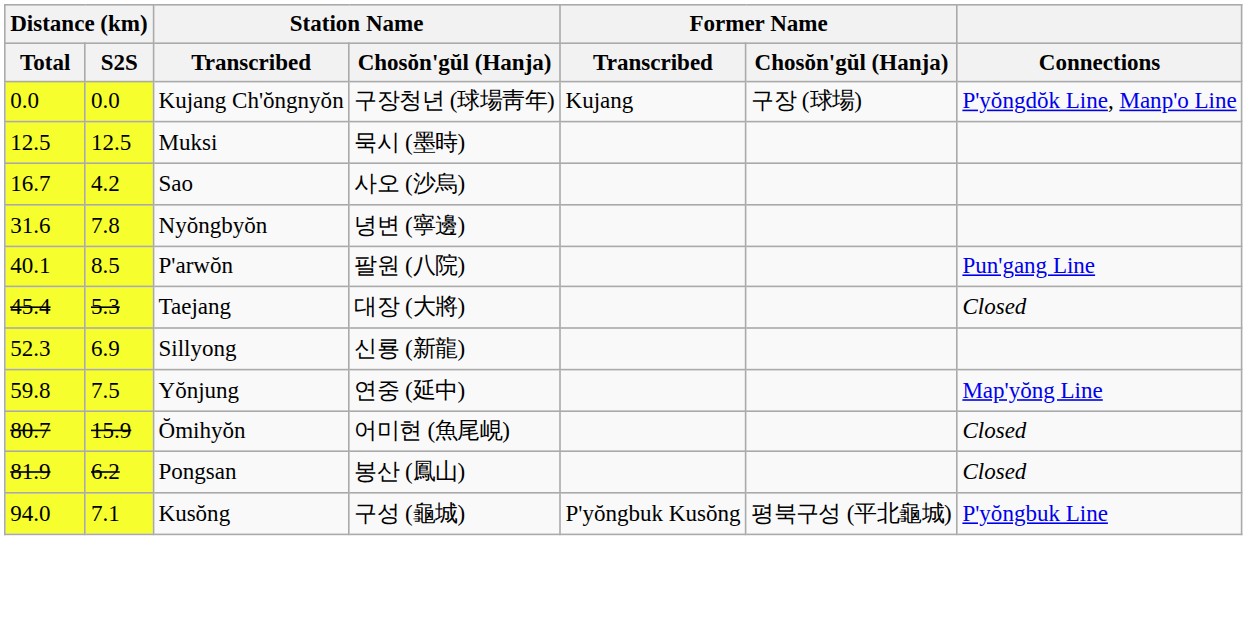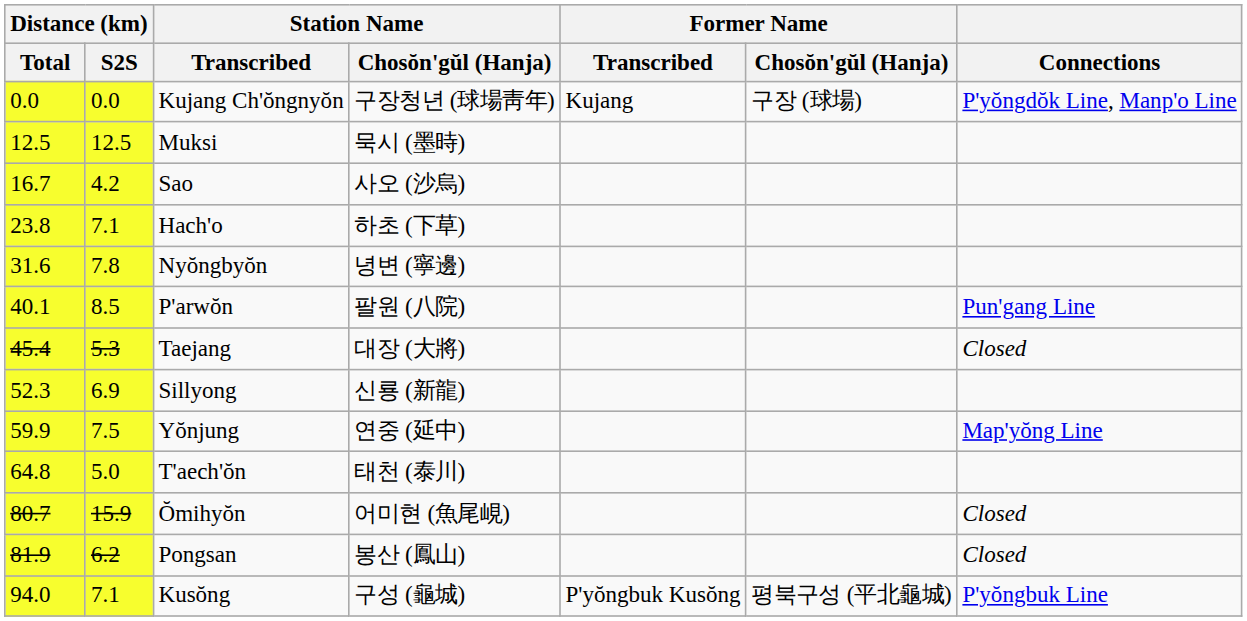+ row: (191, 225)
(30, 389) 59.8 -> (30, 431) 59.9
+ row: (202, 472)
